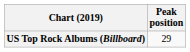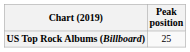(166, 39) 29 -> (166, 39) 25
